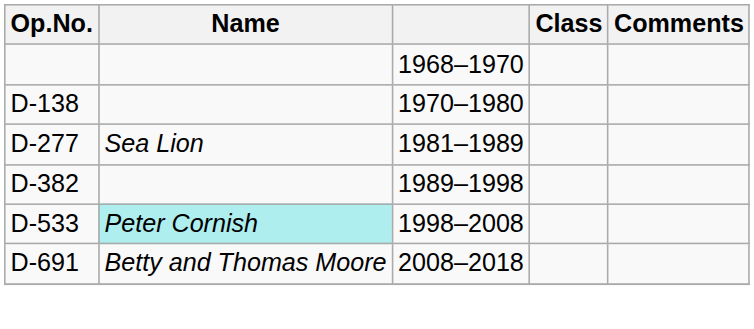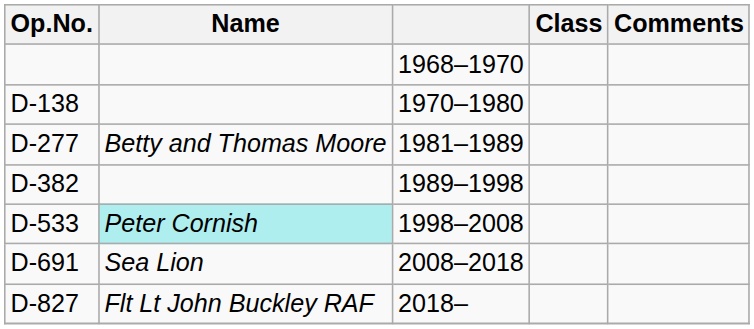(154, 143) Sea Lion -> (245, 143) Betty and Thomas Moore
(245, 263) Betty and Thomas Moore -> (154, 263) Sea Lion
+ row: (45, 303)
